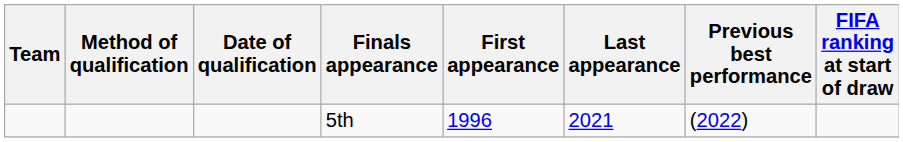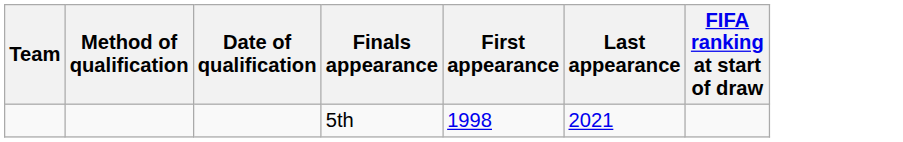- column: (751, 54)
(470, 120) 1996 -> (470, 120) 1998
